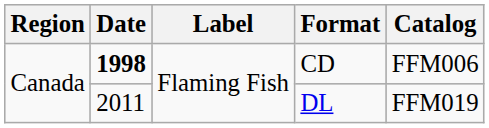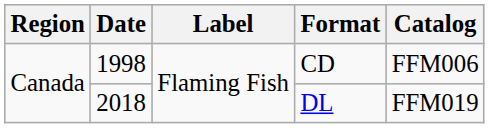(121, 63) bold -> (121, 63) normal
(121, 102) 2011 -> (121, 102) 2018
